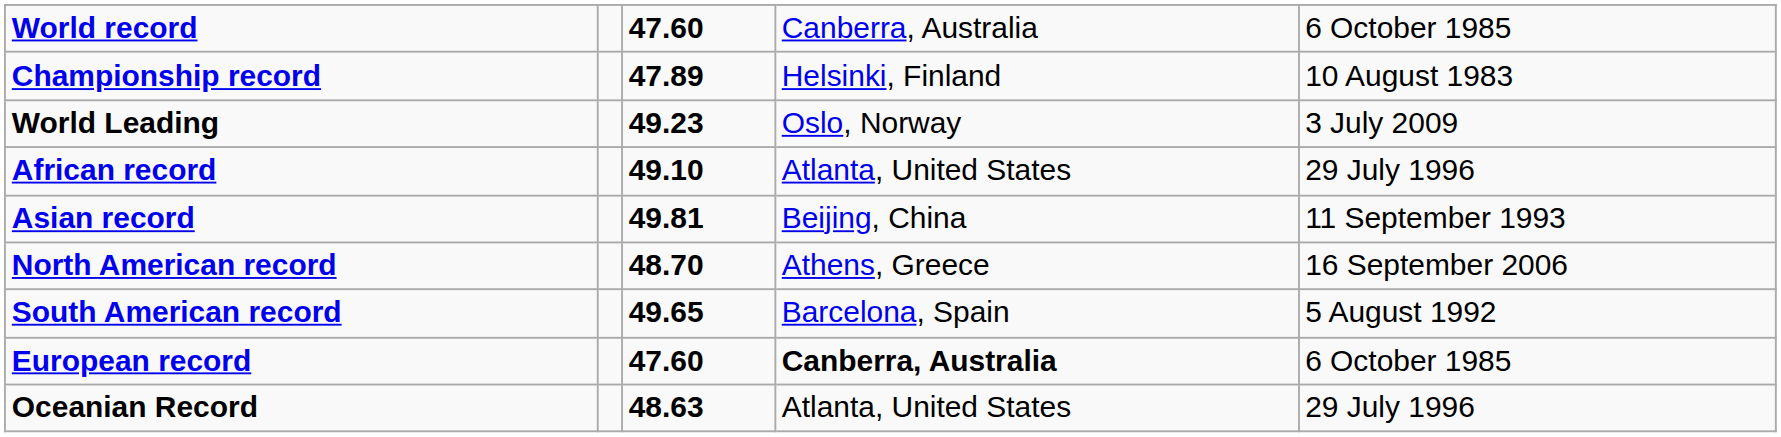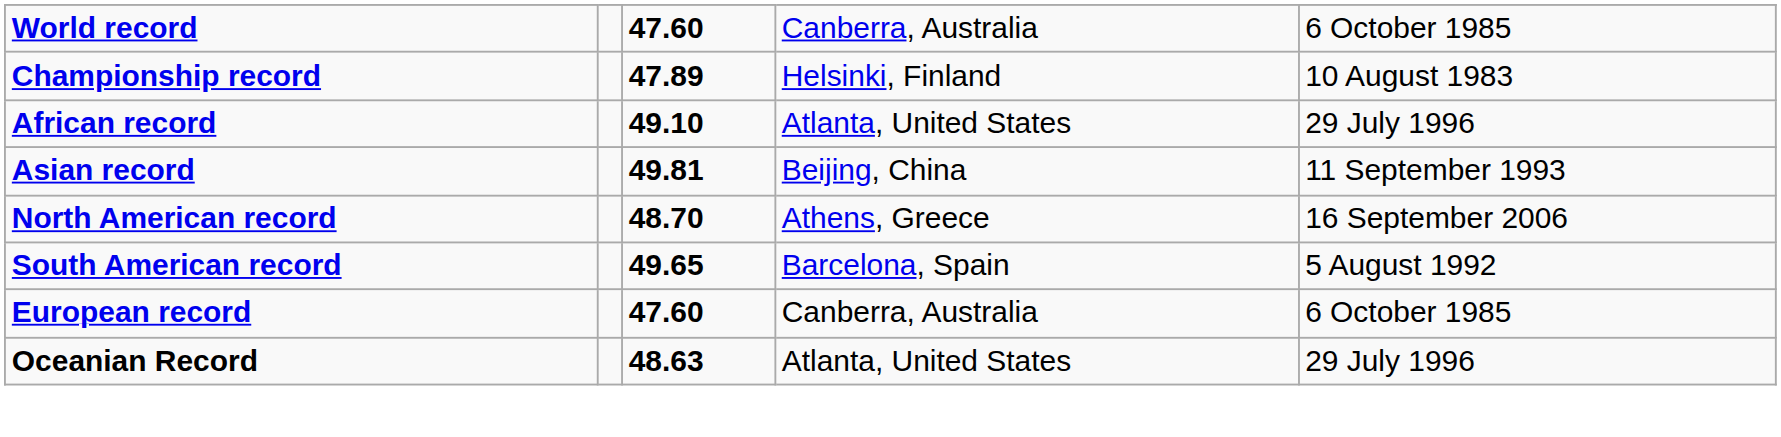- row: (115, 123)
(919, 360) bold -> (910, 312) normal
